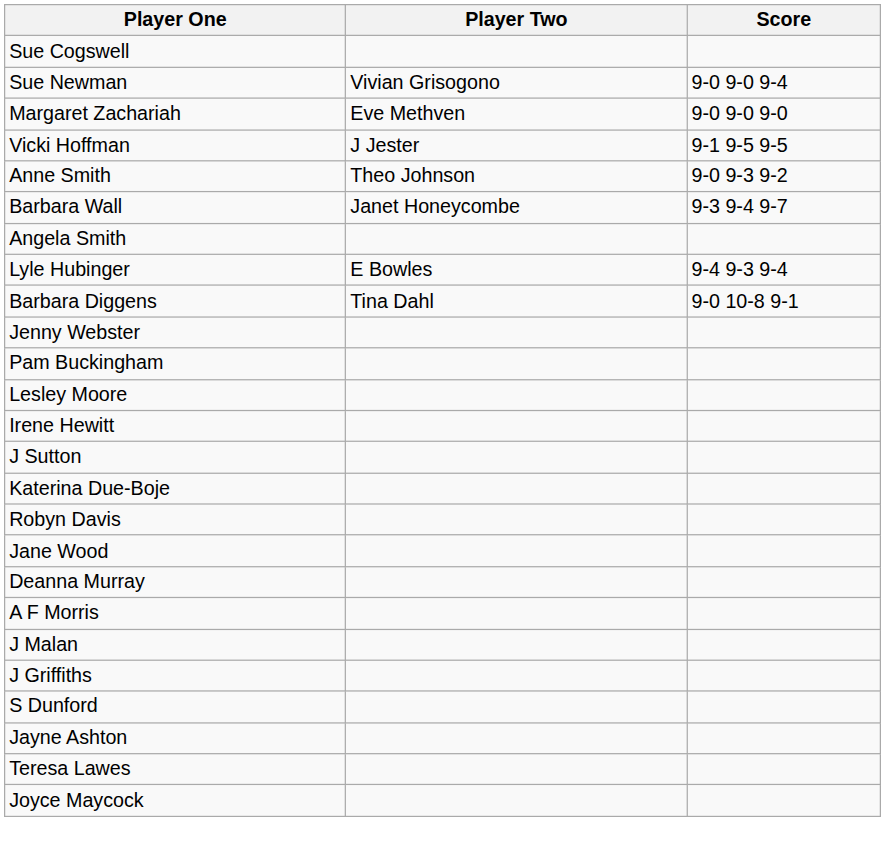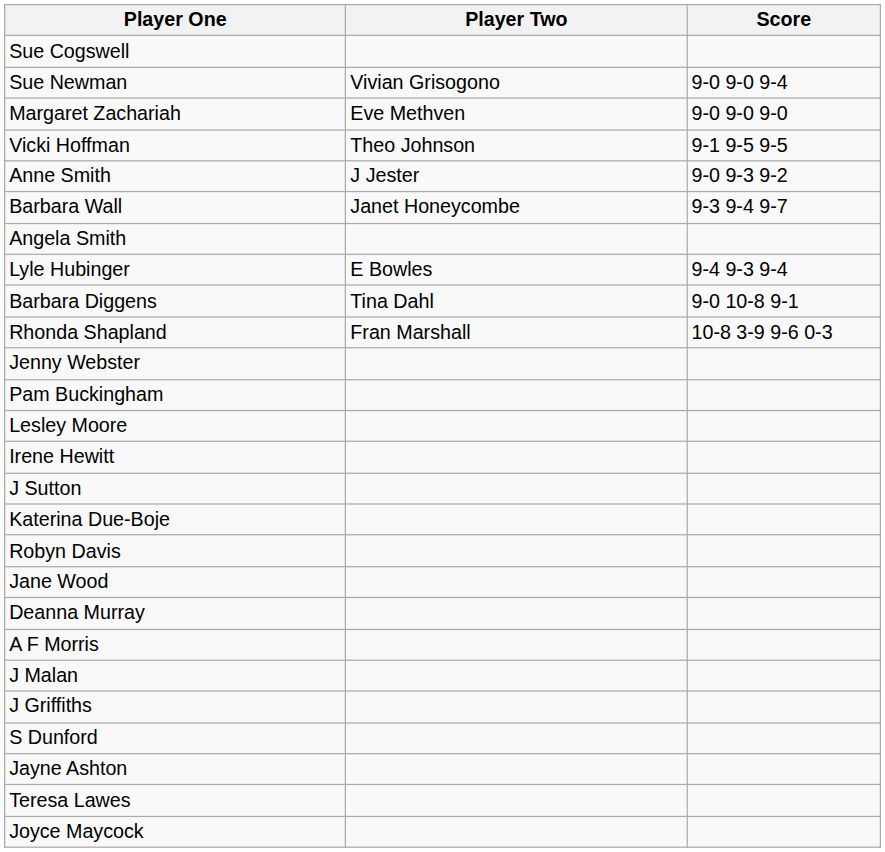(385, 144) J Jester -> (413, 144) Theo Johnson
(413, 176) Theo Johnson -> (385, 176) J Jester
+ row: (88, 332)
